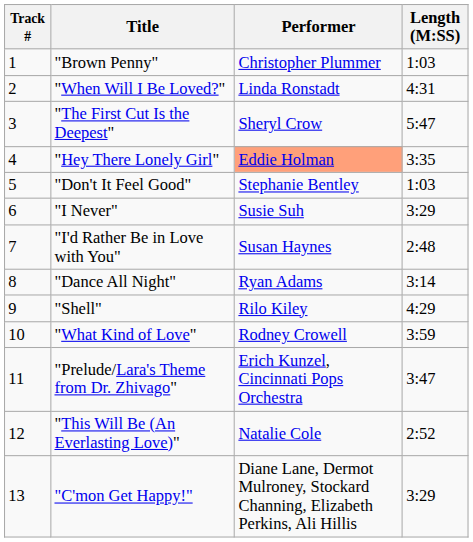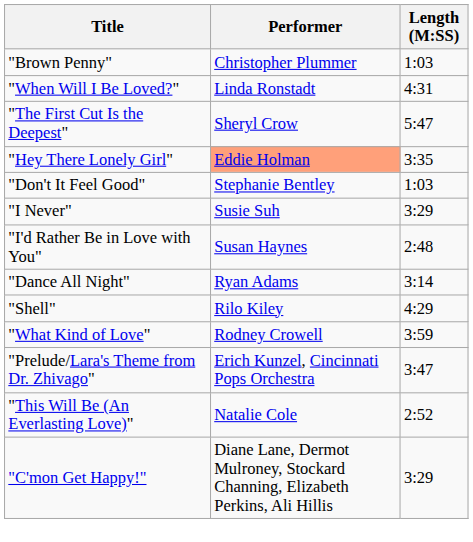- column: (28, 27)
